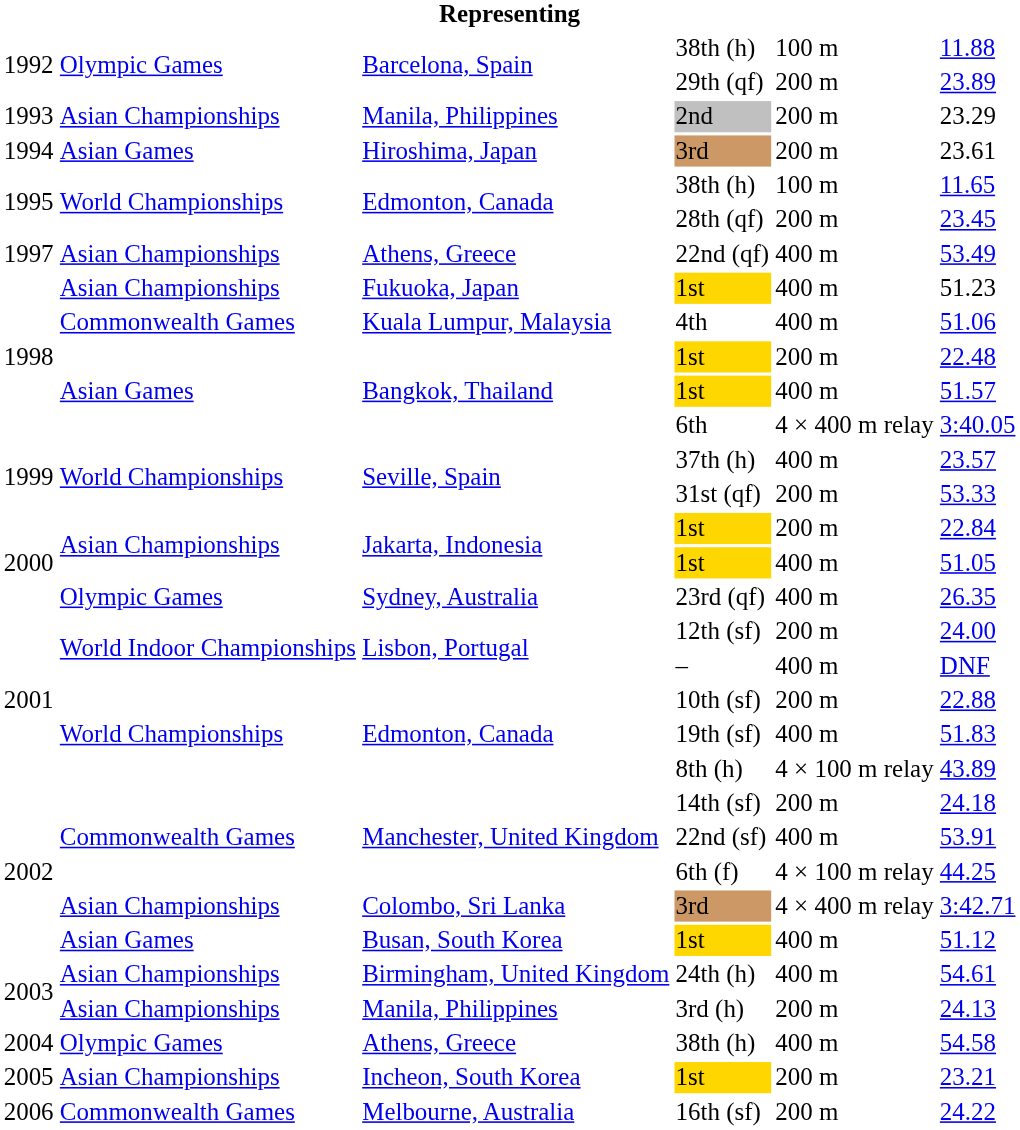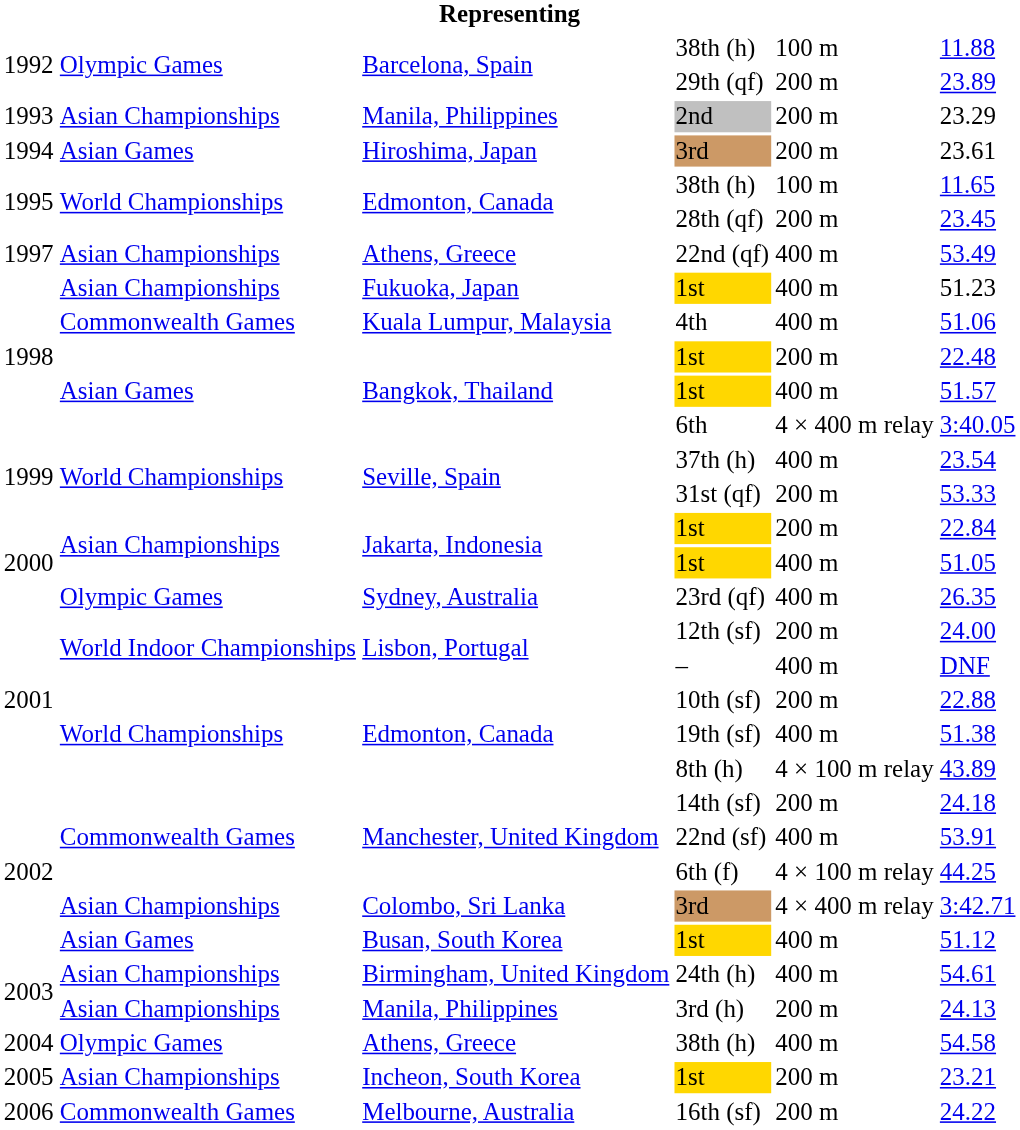(968, 459) 23.57 -> (968, 459) 23.54
(968, 734) 51.83 -> (968, 734) 51.38
